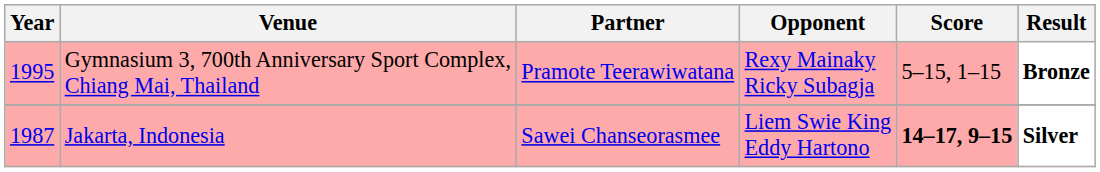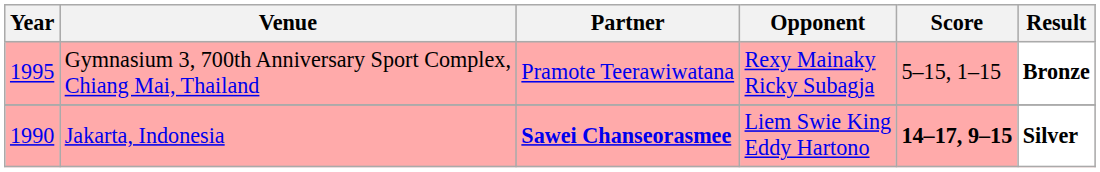(32, 135) 1987 -> (32, 135) 1990
(621, 135) normal -> (626, 135) bold
